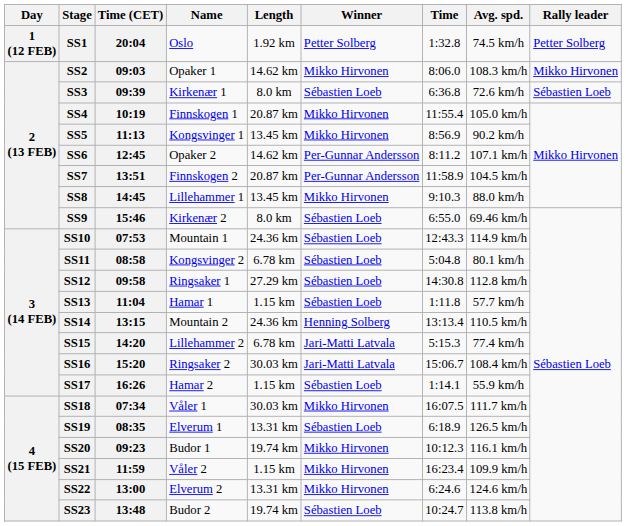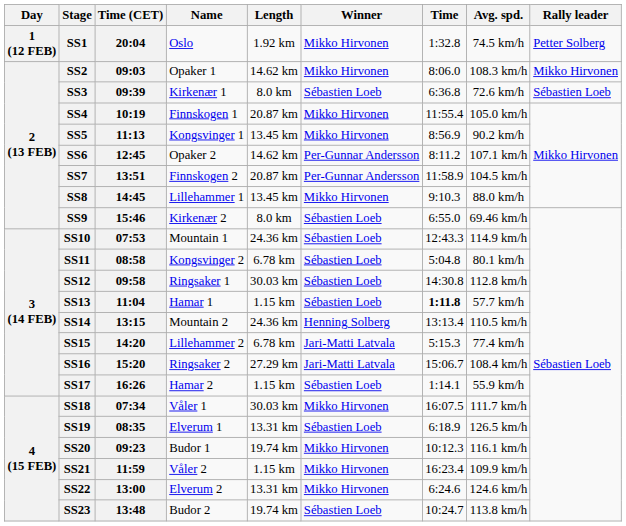(340, 43) Petter Solberg -> (346, 43) Mikko Hirvonen
(274, 281) 27.29 km -> (274, 281) 30.03 km
(444, 302) normal -> (444, 302) bold
(274, 364) 30.03 km -> (274, 364) 27.29 km
